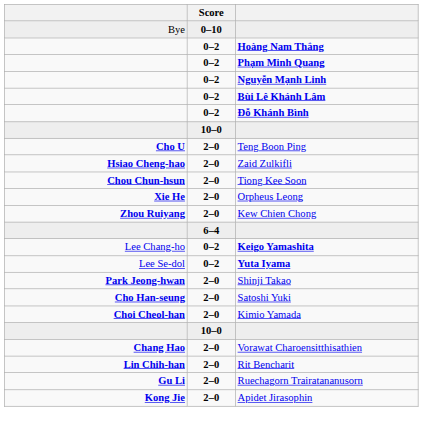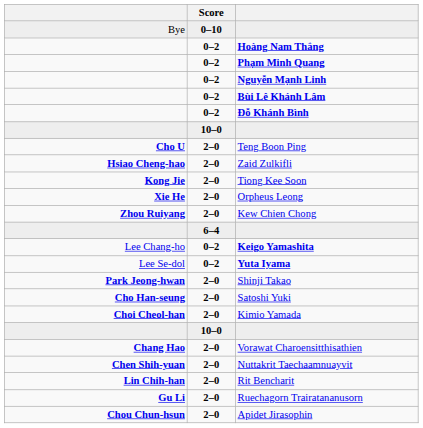(146, 180) Chou Chun-hsun -> (165, 180) Kong Jie
+ row: (211, 364)
(165, 398) Kong Jie -> (146, 414) Chou Chun-hsun
